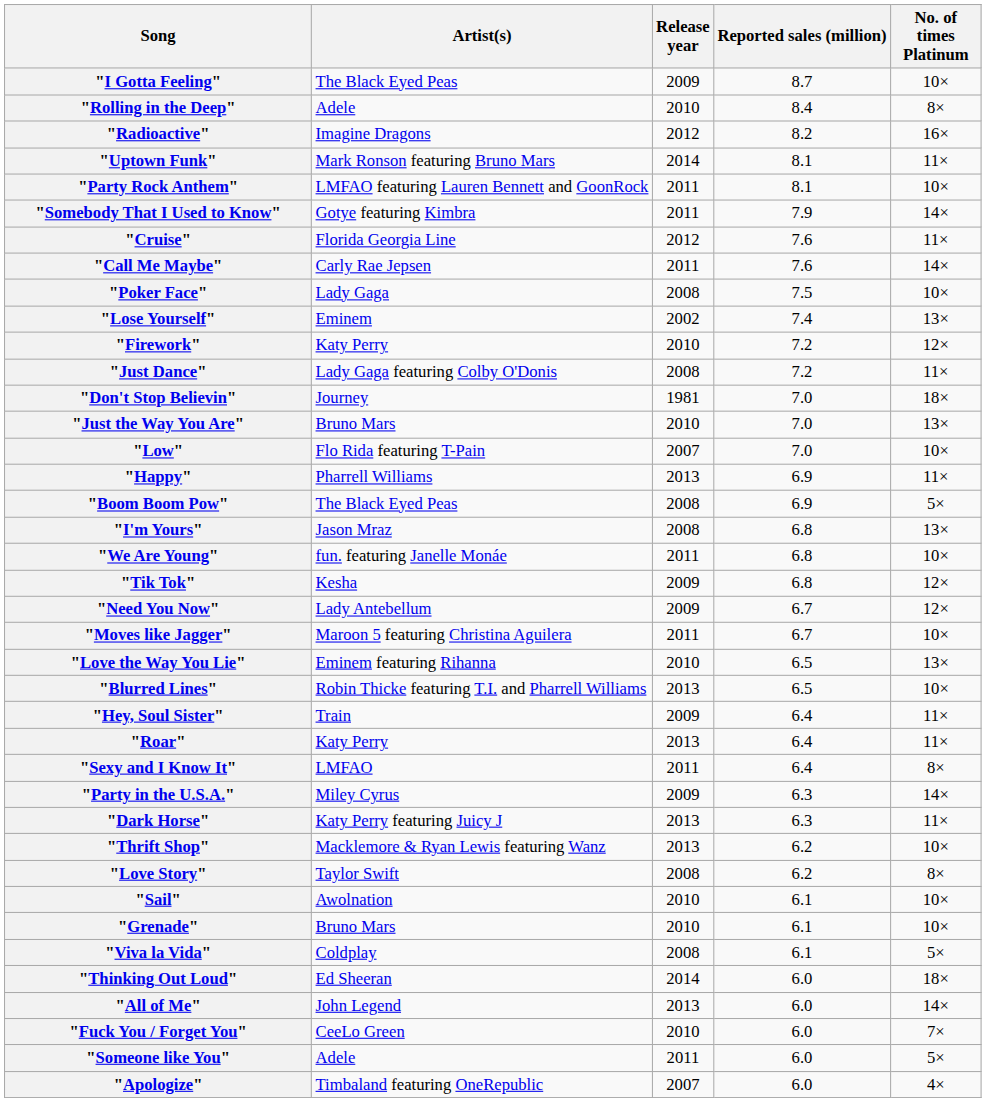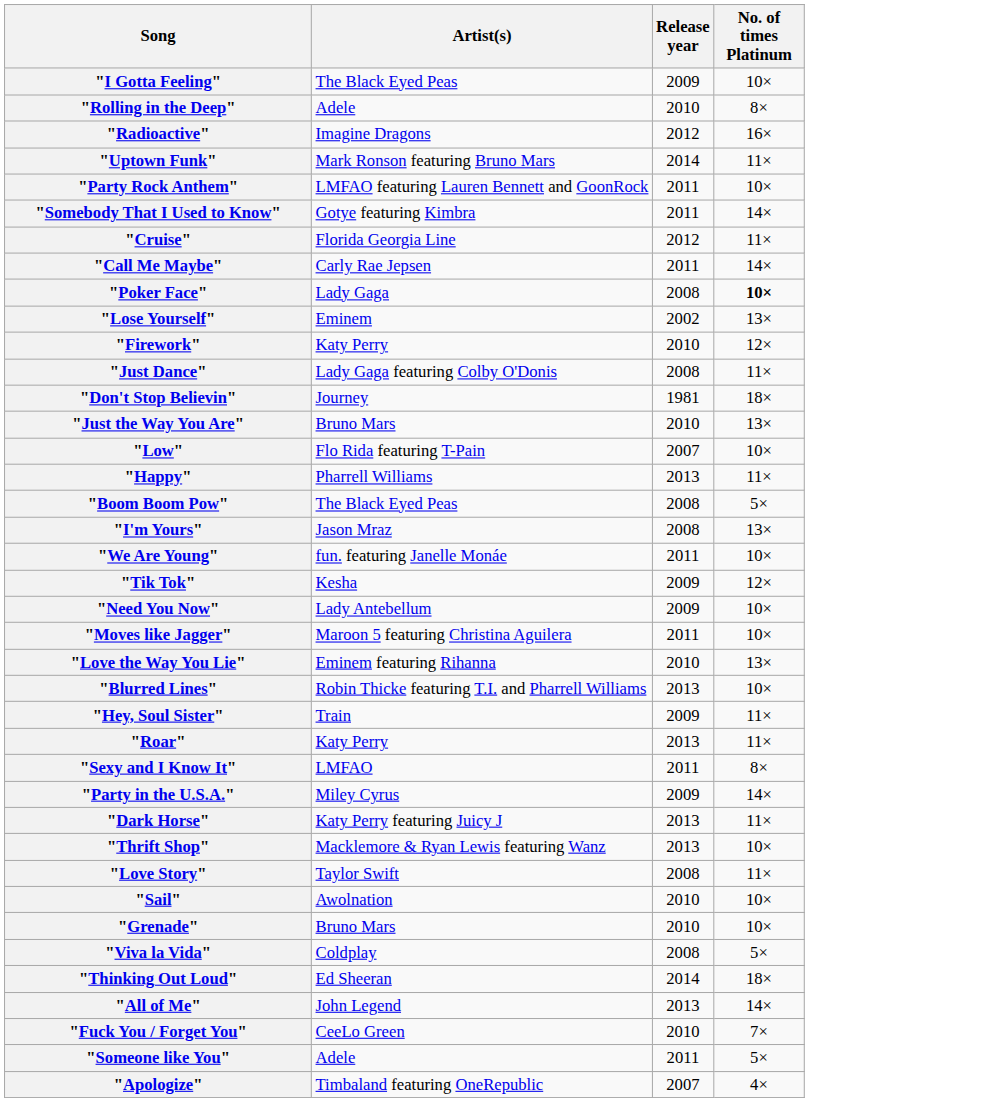- column: (802, 36)
(936, 292) normal -> (759, 292) bold
(936, 609) 12× -> (759, 609) 10×
(936, 873) 8× -> (759, 873) 11×
